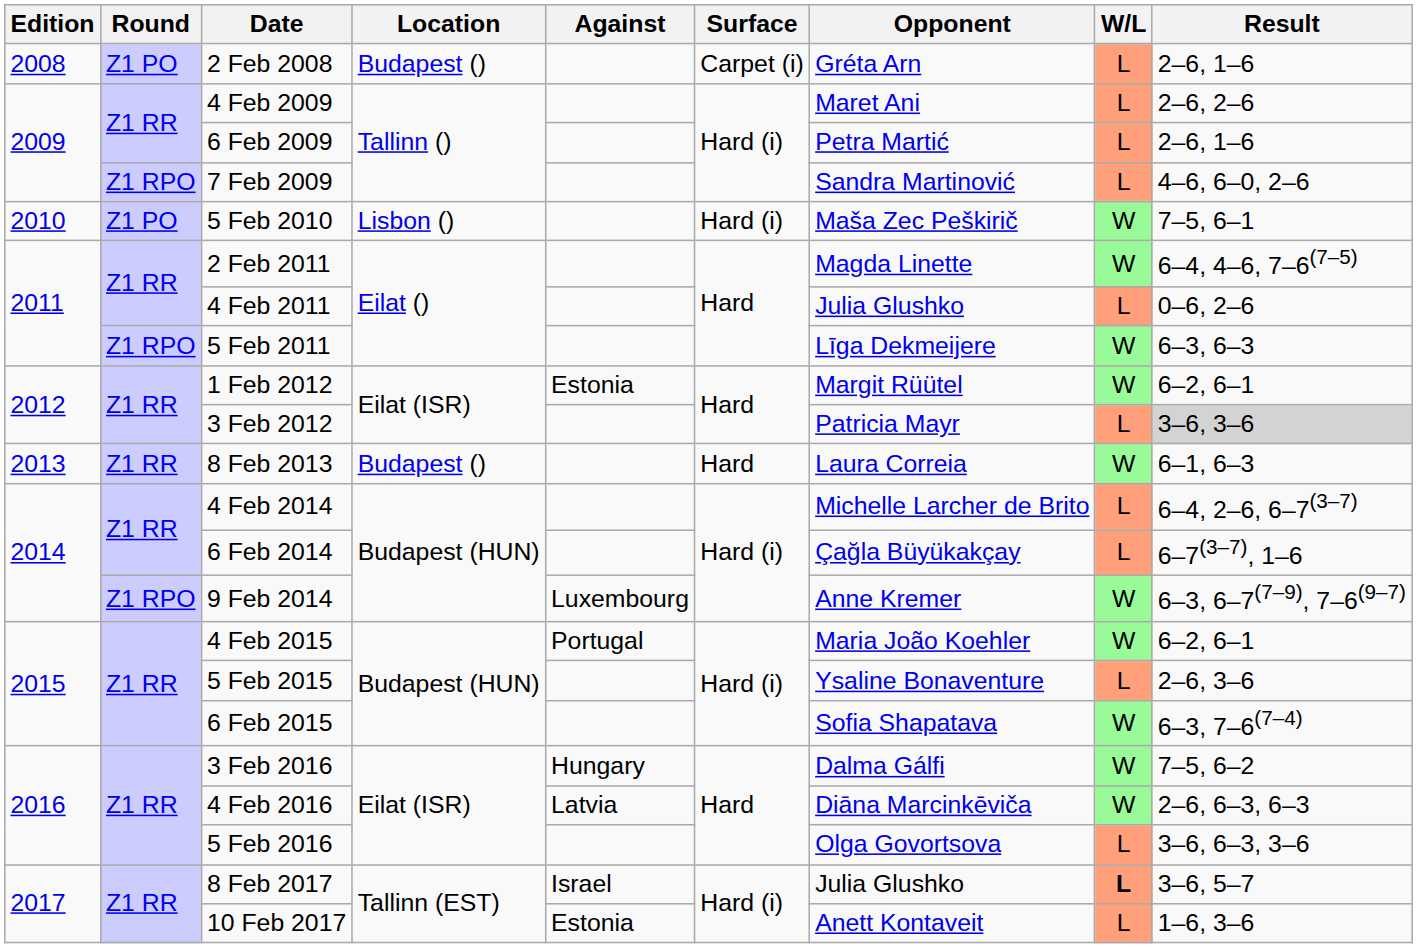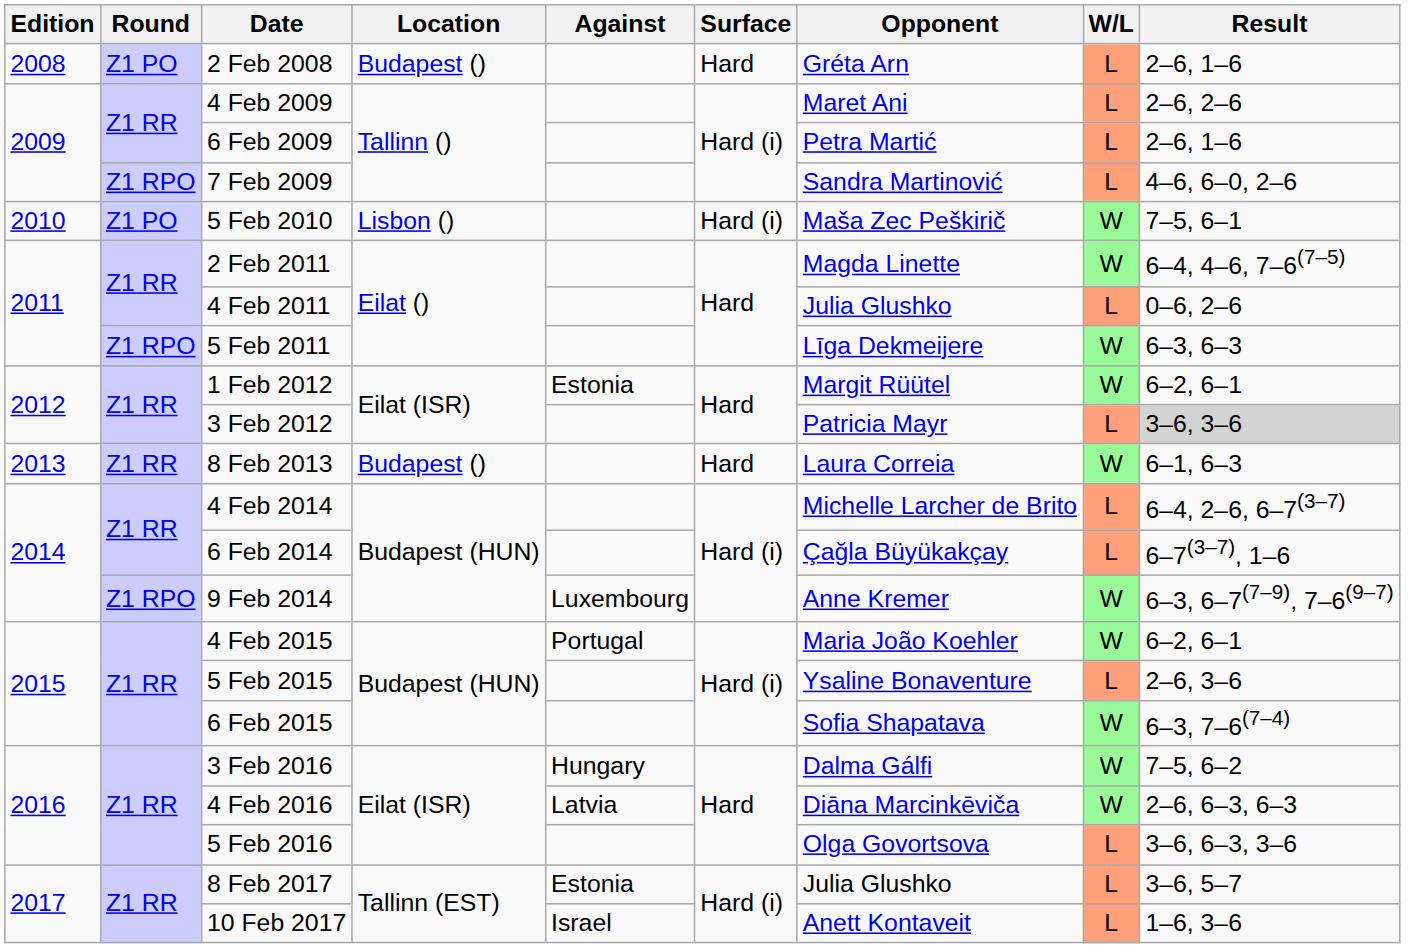(752, 63) Carpet (i) -> (727, 63) Hard
(581, 883) Israel -> (592, 883) Estonia
(1124, 883) bold -> (1111, 883) normal
(592, 922) Estonia -> (581, 922) Israel
